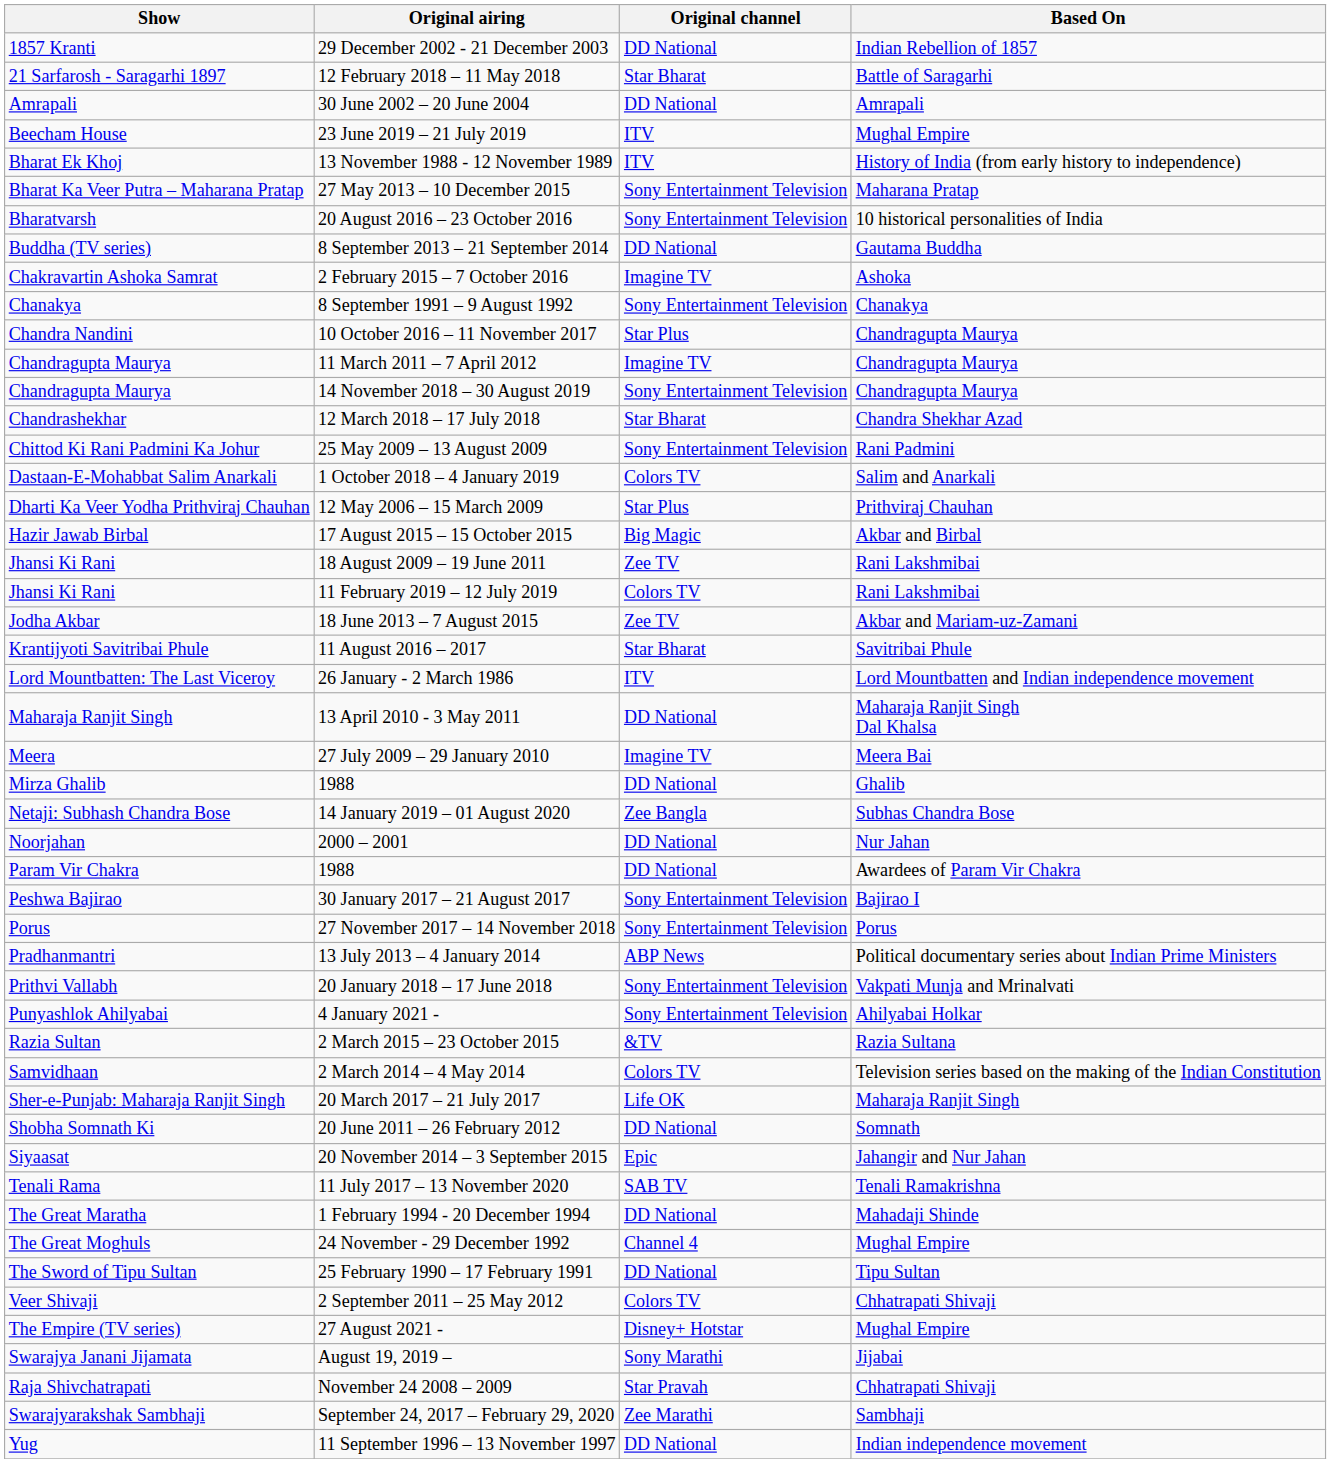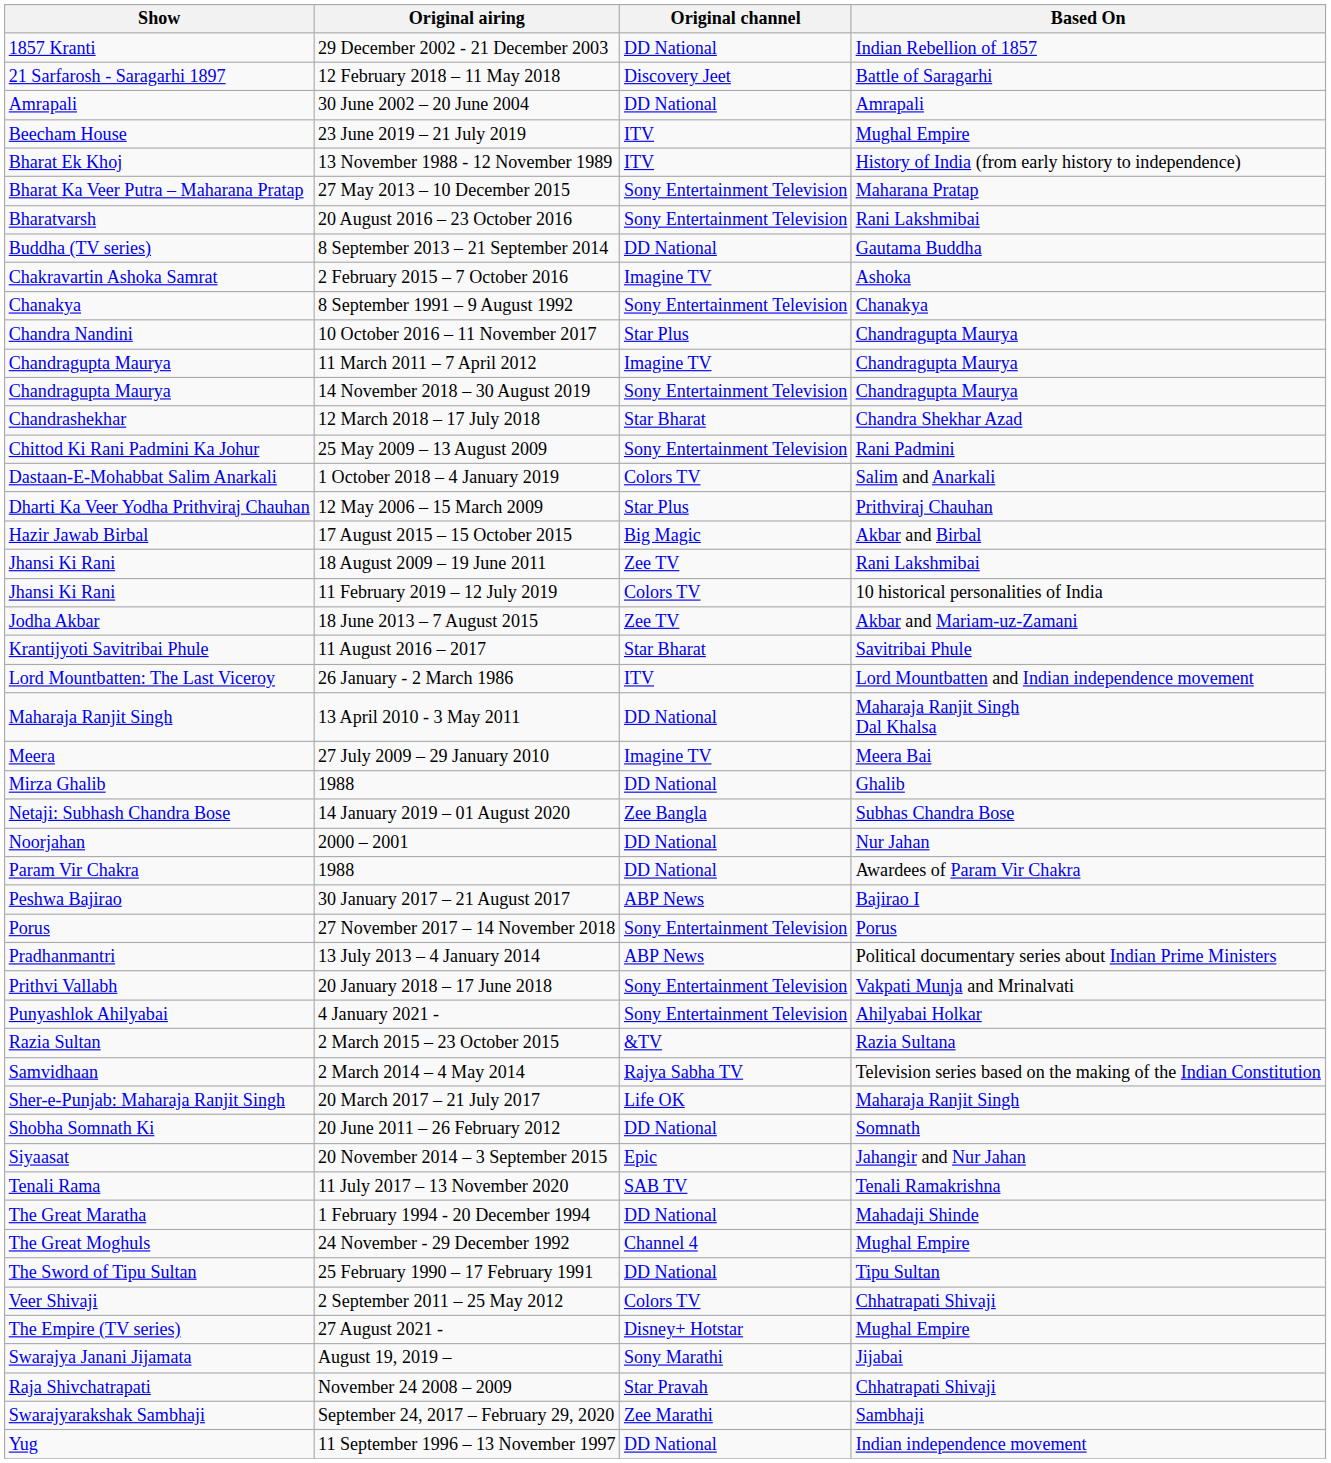(665, 76) Star Bharat -> (677, 76) Discovery Jeet
(979, 219) 10 historical personalities of India -> (918, 219) Rani Lakshmibai
(918, 592) Rani Lakshmibai -> (979, 592) 10 historical personalities of India
(736, 899) Sony Entertainment Television -> (664, 899) ABP News
(662, 1071) Colors TV -> (684, 1071) Rajya Sabha TV
